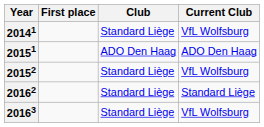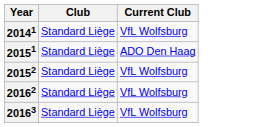- column: (68, 13)
(138, 52) ADO Den Haag -> (78, 52) Standard Liège
(218, 92) Standard Liège -> (154, 92) VfL Wolfsburg
